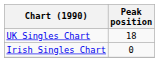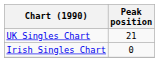(131, 36) 18 -> (131, 36) 21
